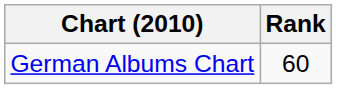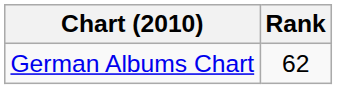(296, 63) 60 -> (296, 63) 62
